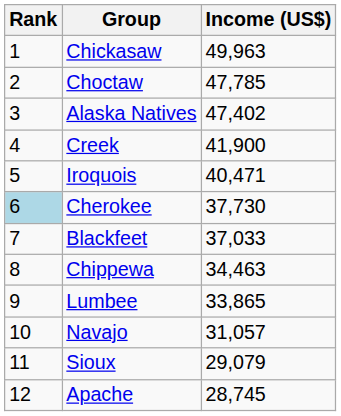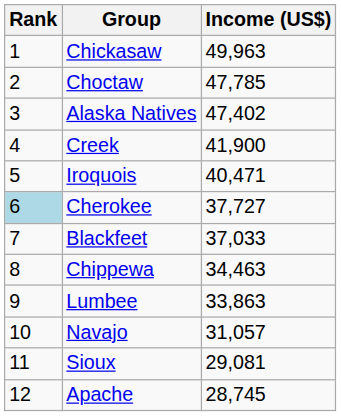(236, 207) 37,730 -> (236, 207) 37,727
(236, 301) 33,865 -> (236, 301) 33,863
(236, 363) 29,079 -> (236, 363) 29,081
